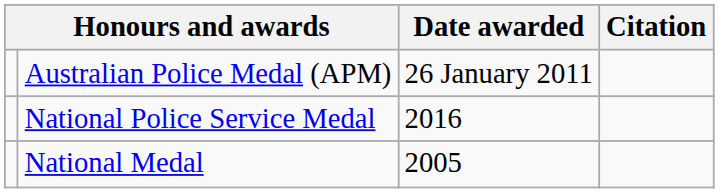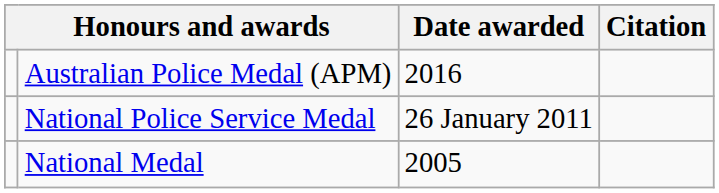(499, 72) 26 January 2011 -> (433, 72) 2016
(433, 118) 2016 -> (499, 118) 26 January 2011
